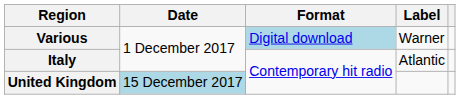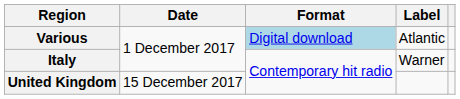(422, 37) Warner -> (422, 37) Atlantic
(422, 60) Atlantic -> (422, 60) Warner
(183, 82) lightblue background -> (183, 82) no background
